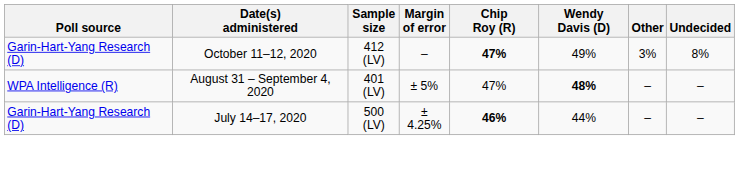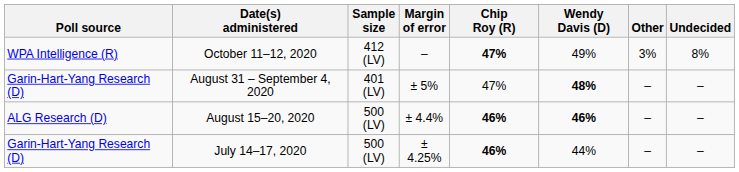(79, 54) Garin-Hart-Yang Research (D) -> (63, 54) WPA Intelligence (R)
(63, 86) WPA Intelligence (R) -> (79, 86) Garin-Hart-Yang Research (D)
+ row: (260, 119)
